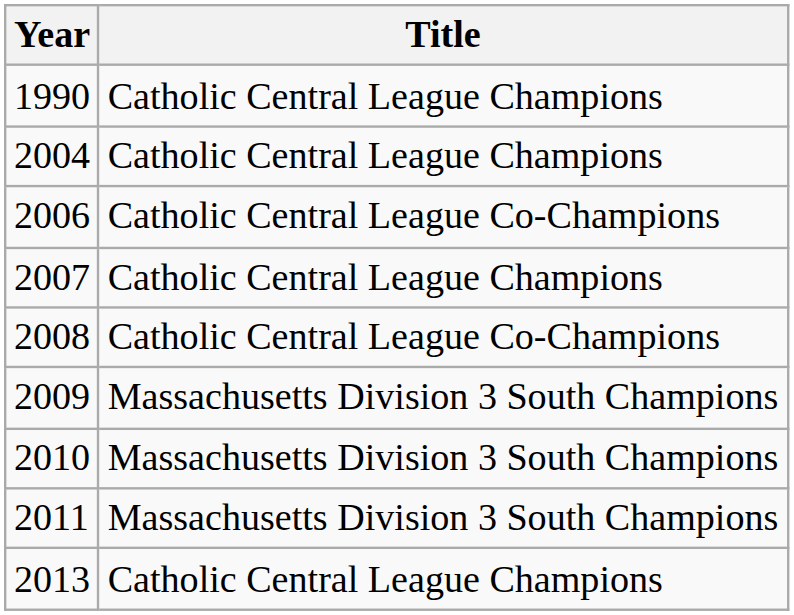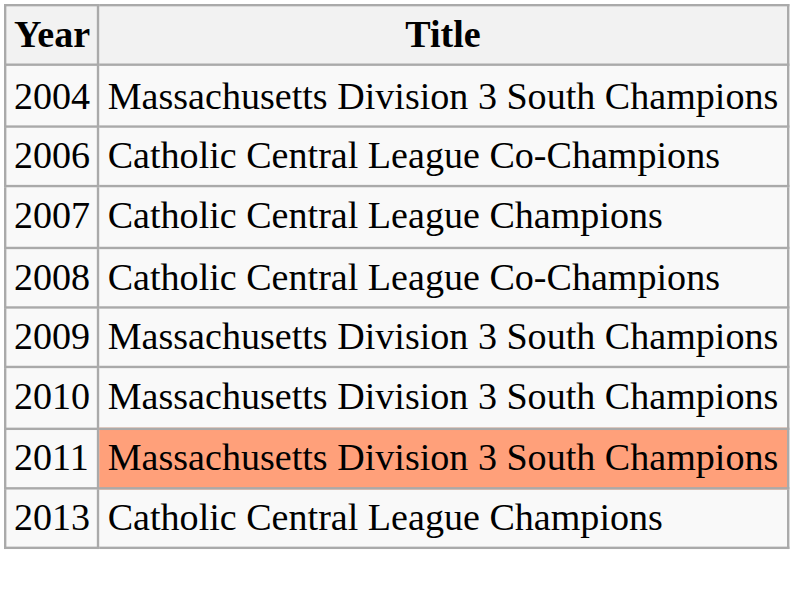- row: (52, 95)
(385, 155) Catholic Central League Champions -> (443, 95) Massachusetts Division 3 South Champions
(443, 517) no background -> (443, 457) lightsalmon background
